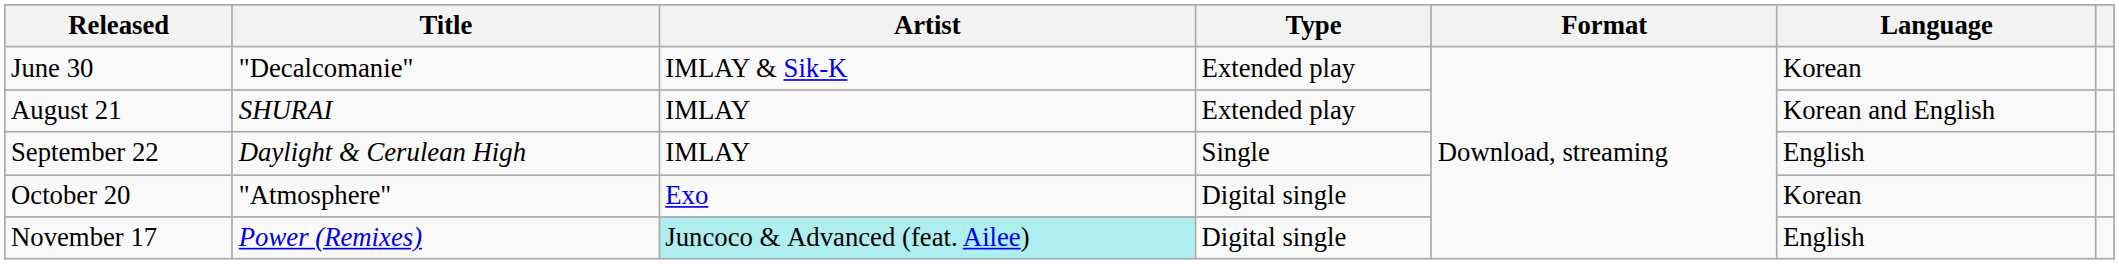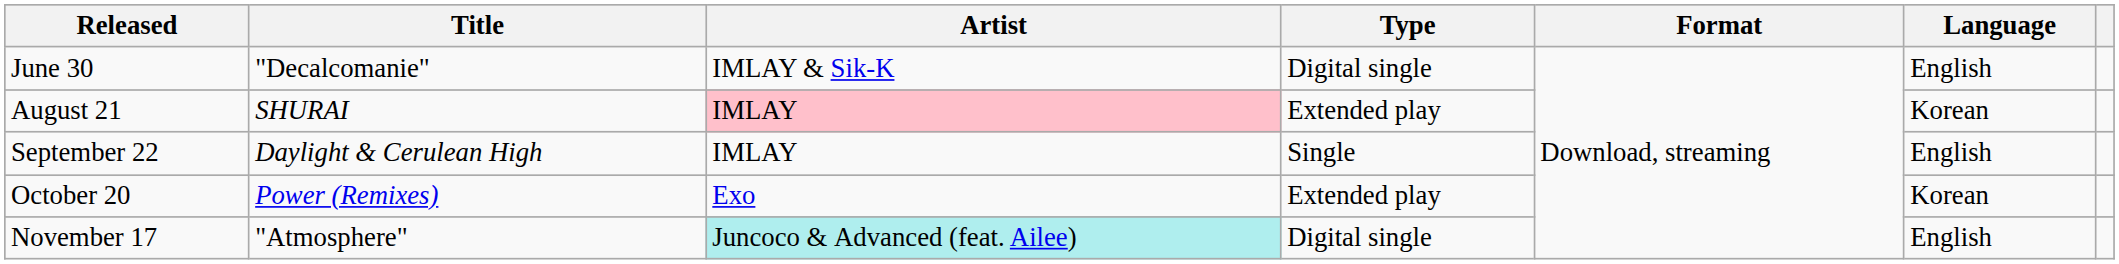(1278, 68) Extended play -> (1360, 68) Digital single
(1822, 68) Korean -> (1951, 68) English
(708, 110) no background -> (755, 110) pink background
(1889, 110) Korean and English -> (1950, 110) Korean
(315, 195) "Atmosphere" -> (347, 195) Power (Remixes)
(1274, 195) Digital single -> (1364, 195) Extended play
(330, 237) Power (Remixes) -> (331, 237) "Atmosphere"
